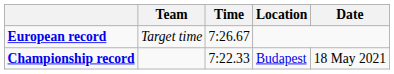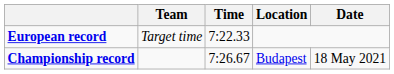(229, 36) 7:26.67 -> (229, 36) 7:22.33
(229, 58) 7:22.33 -> (229, 58) 7:26.67
